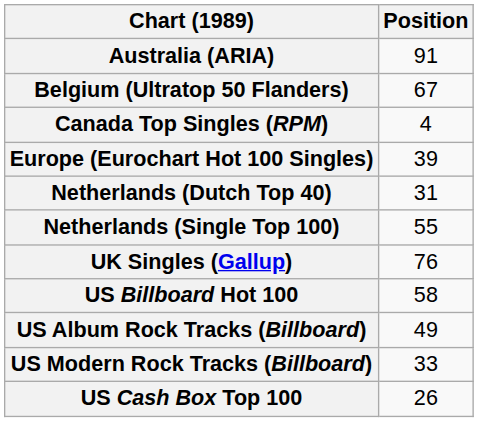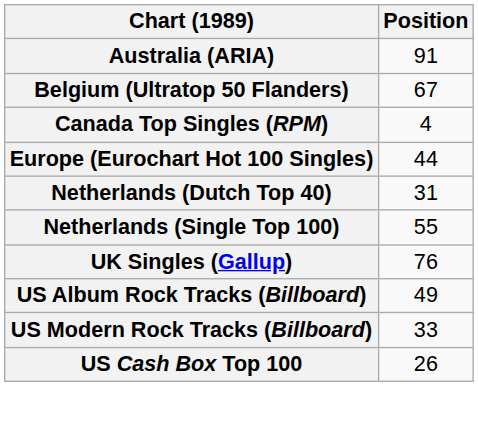(426, 158) 39 -> (426, 158) 44
- row: (191, 295)
